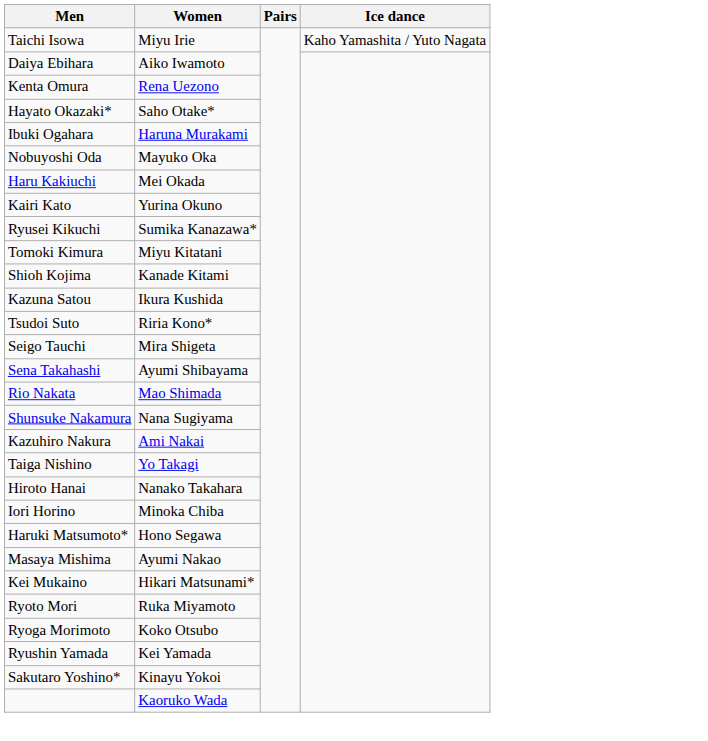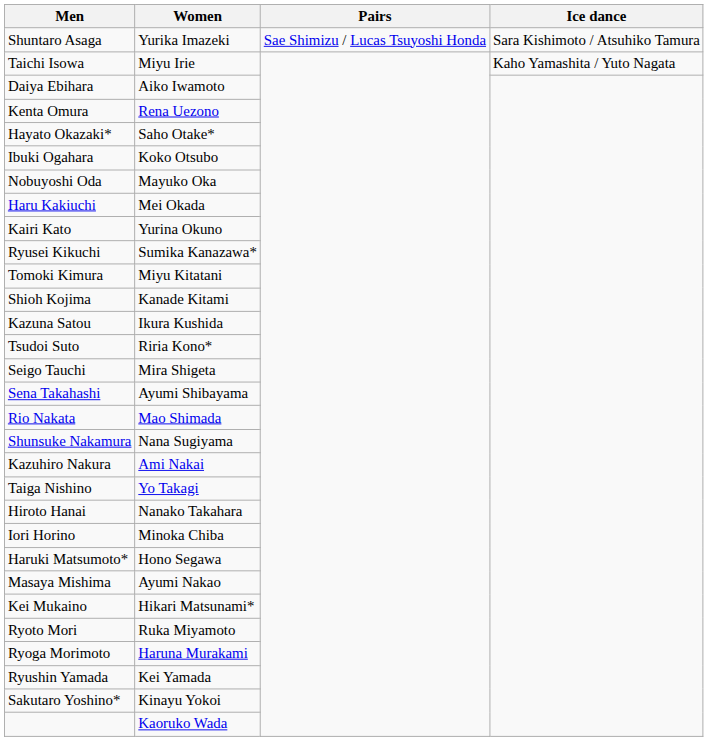+ row: (55, 39)
(193, 134) Haruna Murakami -> (178, 157) Koko Otsubo
(178, 629) Koko Otsubo -> (193, 653) Haruna Murakami
